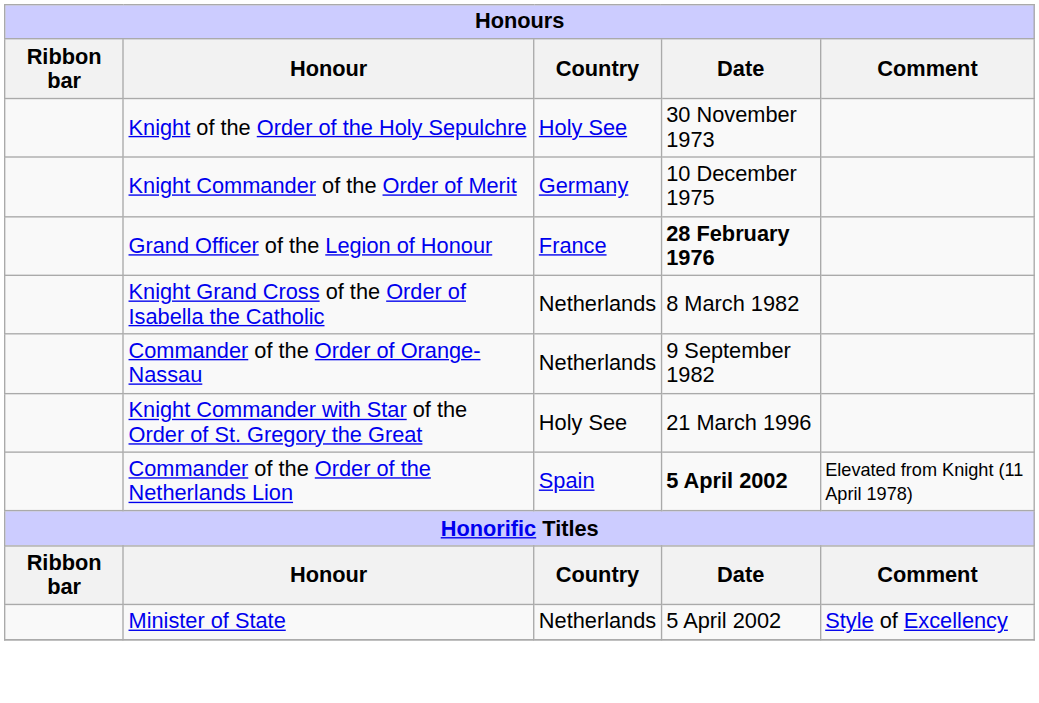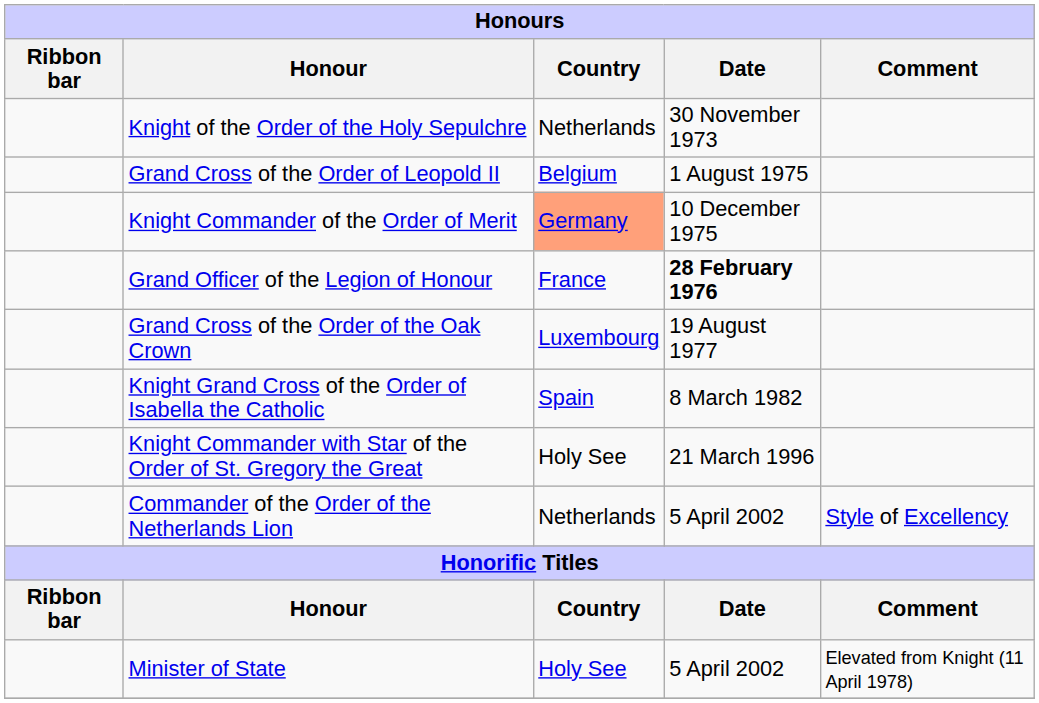(583, 127) Holy See -> (597, 127) Netherlands
+ row: (314, 174)
(584, 186) no background -> (583, 220) lightsalmon background
+ row: (305, 338)
(598, 304) Netherlands -> (566, 397) Spain
- row: (304, 363)
(567, 481) Spain -> (597, 515) Netherlands
(727, 481) bold -> (727, 515) normal
(924, 482) Elevated from Knight (11 April 1978) -> (917, 515) Style of Excellency
(598, 621) Netherlands -> (582, 668) Holy See
(917, 621) Style of Excellency -> (924, 669) Elevated from Knight (11 April 1978)
